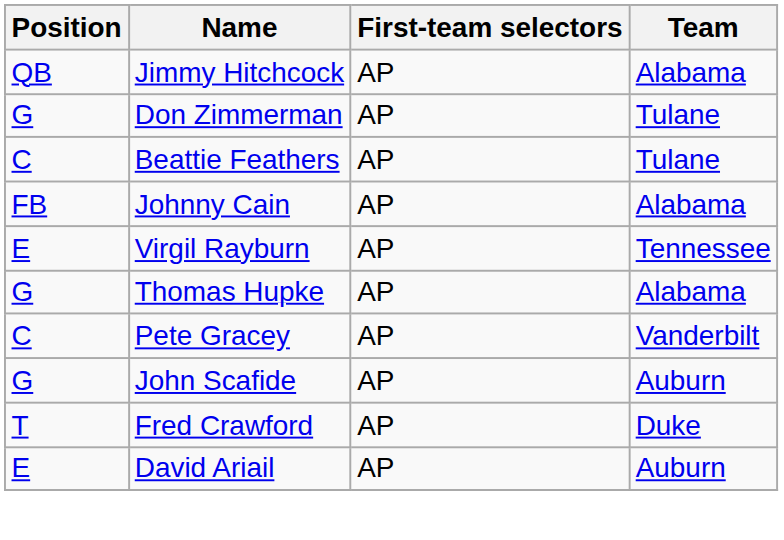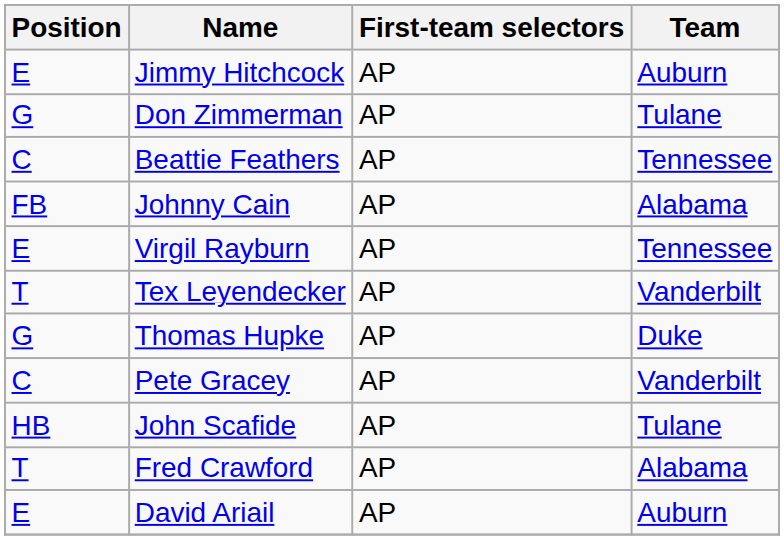(32, 72) QB -> (21, 72) E
(691, 72) Alabama -> (682, 72) Auburn
(678, 160) Tulane -> (705, 160) Tennessee
+ row: (240, 292)
(691, 292) Alabama -> (670, 336) Duke
(22, 381) G -> (31, 425) HB
(681, 381) Auburn -> (680, 425) Tulane
(668, 425) Duke -> (692, 469) Alabama
